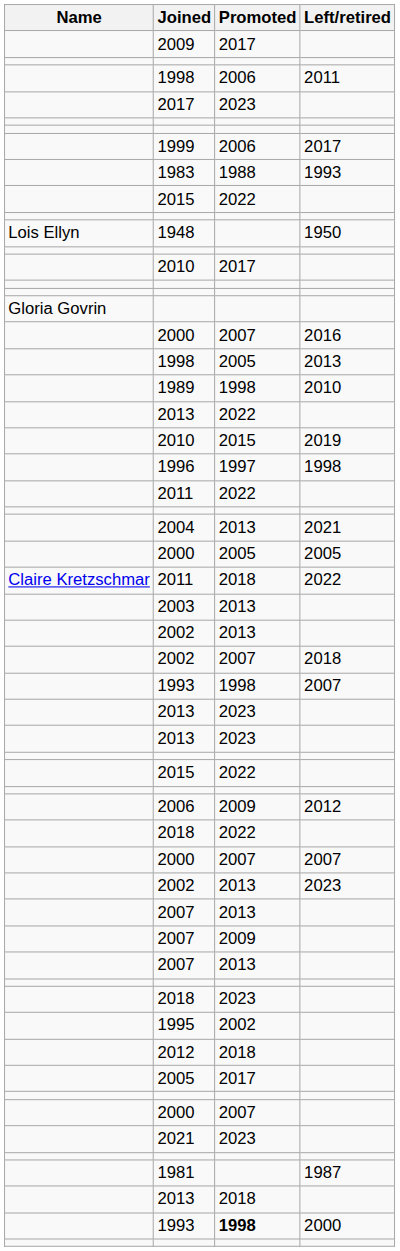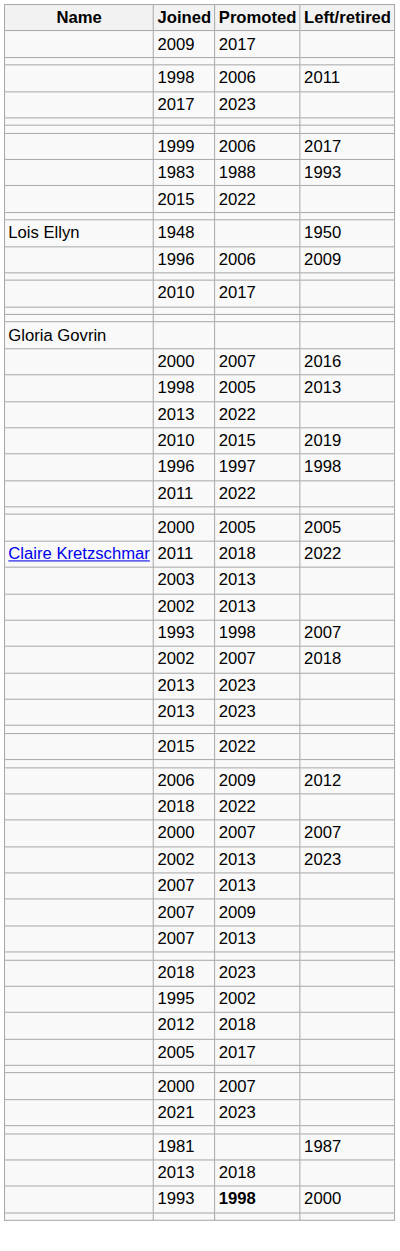+ row: (176, 259)
- row: (176, 388)
- row: (176, 527)
rows swapped: (176, 686) <-> (176, 659)
